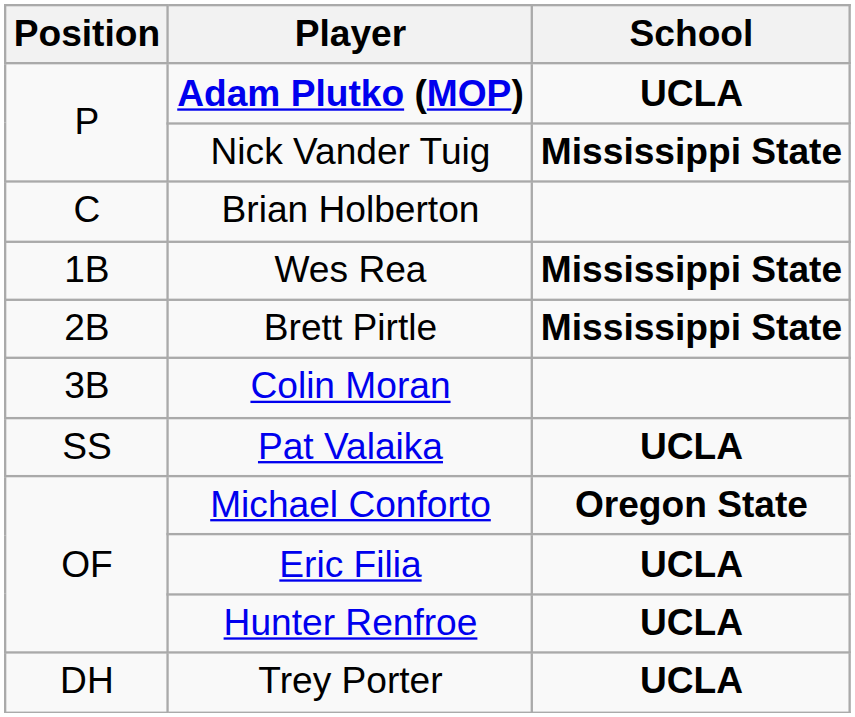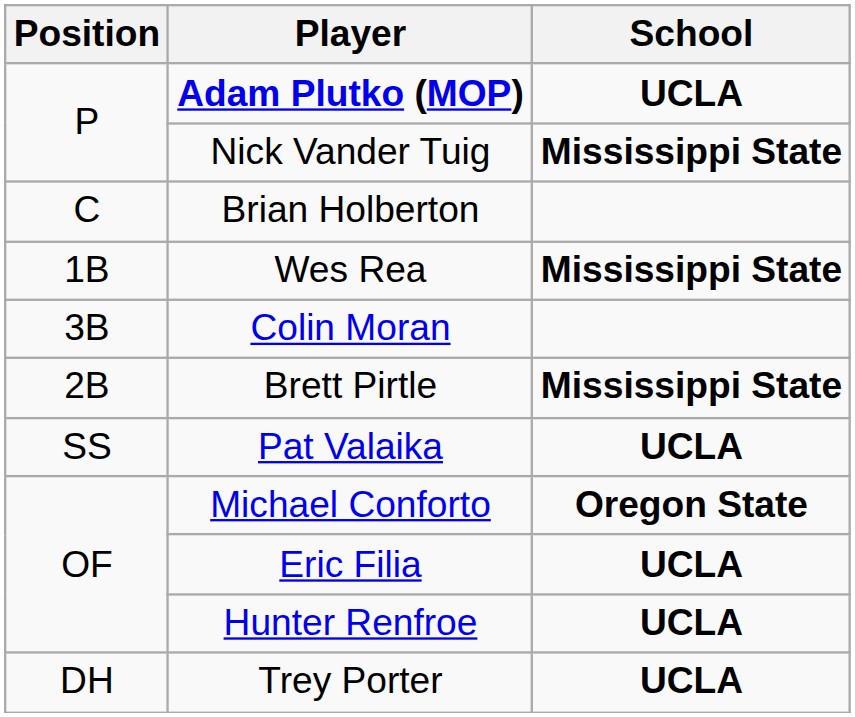rows swapped: (350, 328) <-> (350, 387)
